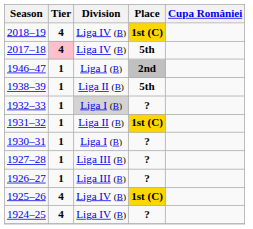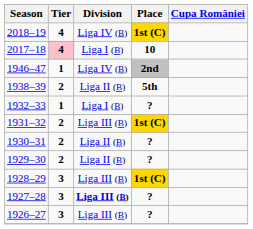(101, 50) Liga IV (B) -> (102, 50) Liga I (B)
(147, 50) 5th -> (150, 50) 10
(101, 68) Liga I (B) -> (102, 68) Liga IV (B)
(61, 87) 1 -> (61, 87) 2
(101, 105) lightgrey background -> (102, 105) no background
(61, 123) 1 -> (61, 123) 2
(101, 123) Liga II (B) -> (102, 123) Liga III (B)
(61, 142) 1 -> (61, 142) 2
(101, 142) Liga I (B) -> (102, 142) Liga II (B)
+ row: (26, 160)
+ row: (26, 178)
(61, 160) 1 -> (61, 196) 3
(101, 160) normal -> (102, 196) bold
(61, 178) 1 -> (61, 215) 3
- row: (26, 196)
- row: (26, 215)
